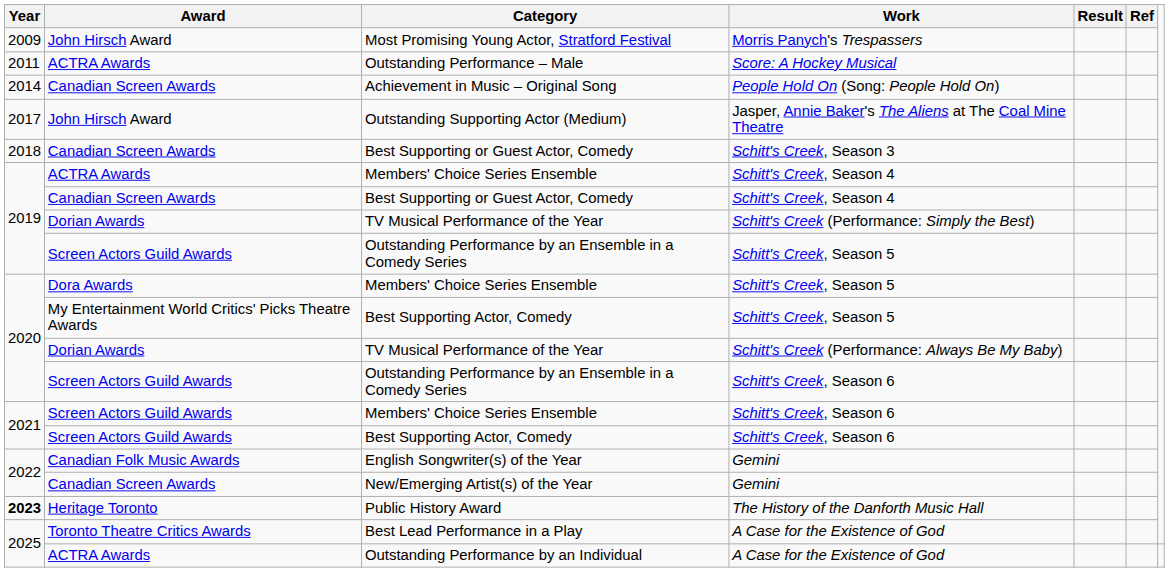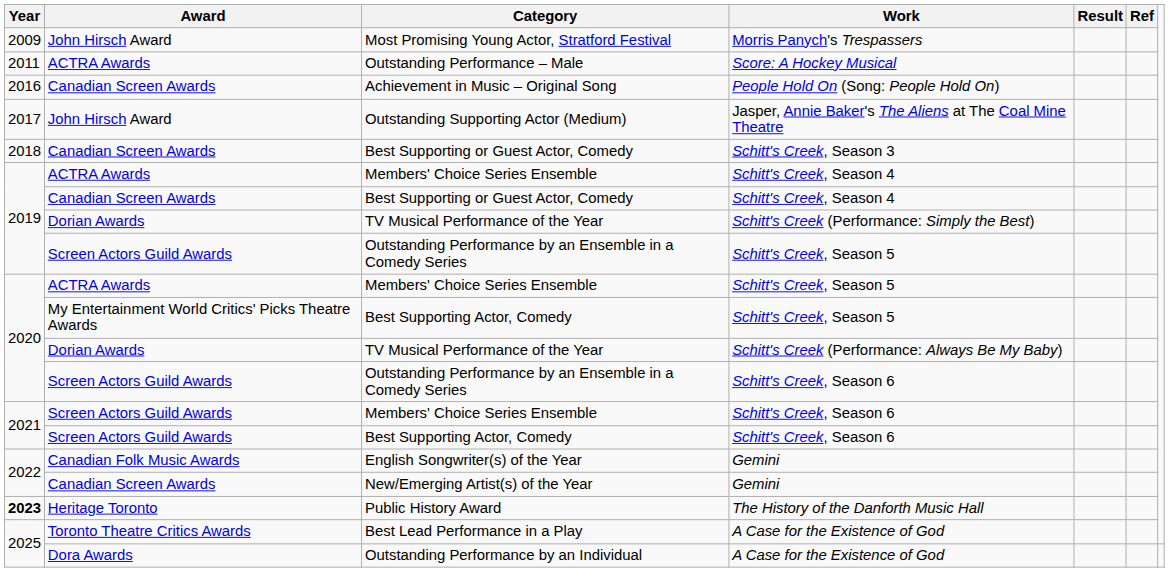(24, 87) 2014 -> (24, 87) 2016
(90, 285) Dora Awards -> (99, 285) ACTRA Awards
(99, 555) ACTRA Awards -> (90, 555) Dora Awards
